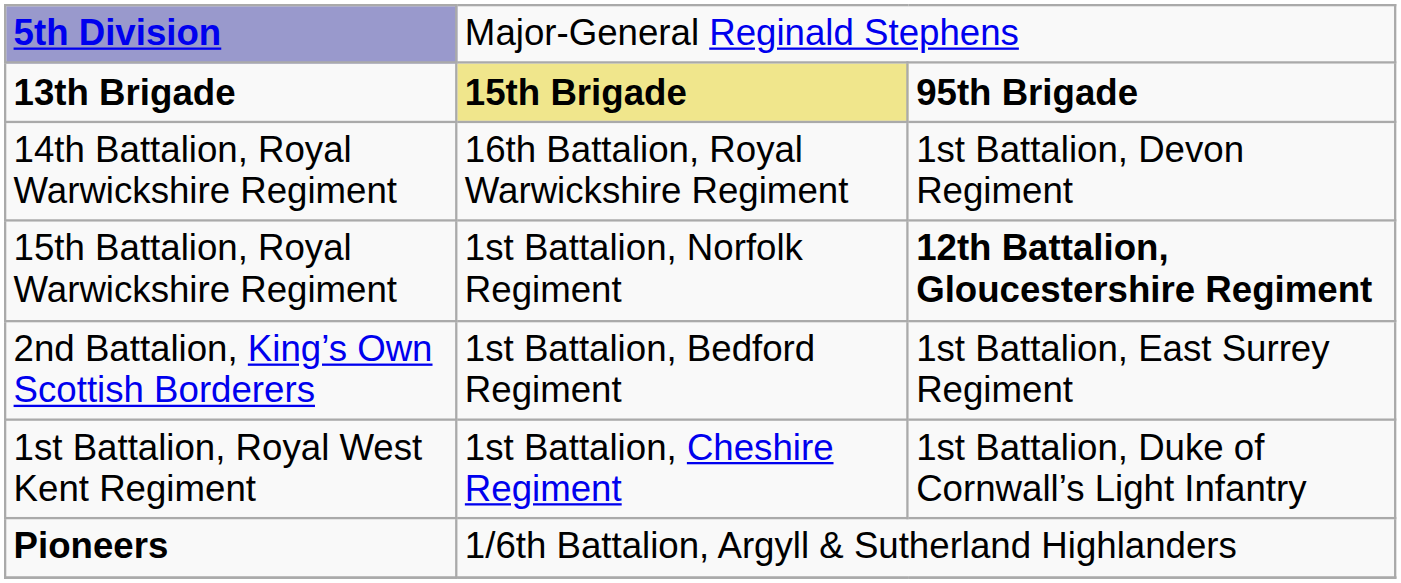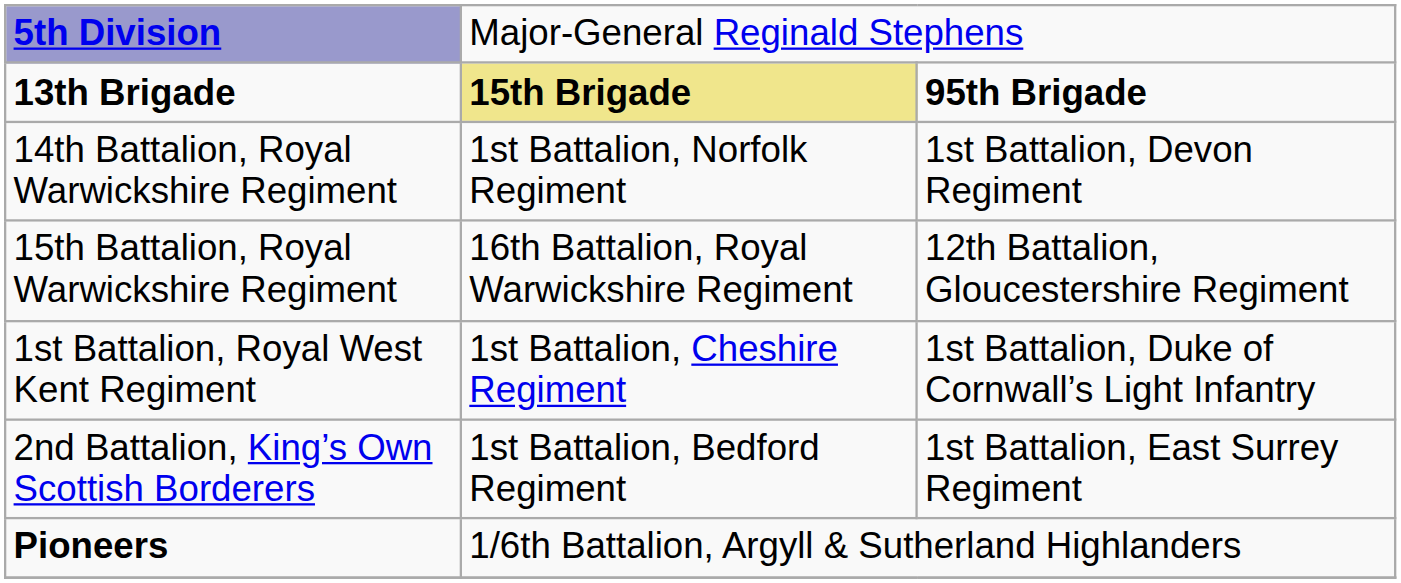(657, 170) 16th Battalion, Royal Warwickshire Regiment -> (638, 170) 1st Battalion, Norfolk Regiment
(634, 269) 1st Battalion, Norfolk Regiment -> (661, 269) 16th Battalion, Royal Warwickshire Regiment
(1144, 269) bold -> (1137, 269) normal
rows swapped: (223, 369) <-> (218, 468)
